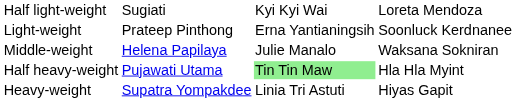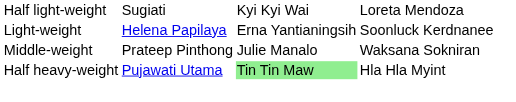(177, 30) Prateep Pinthong -> (174, 30) Helena Papilaya
(174, 50) Helena Papilaya -> (177, 50) Prateep Pinthong
- row: (47, 90)
